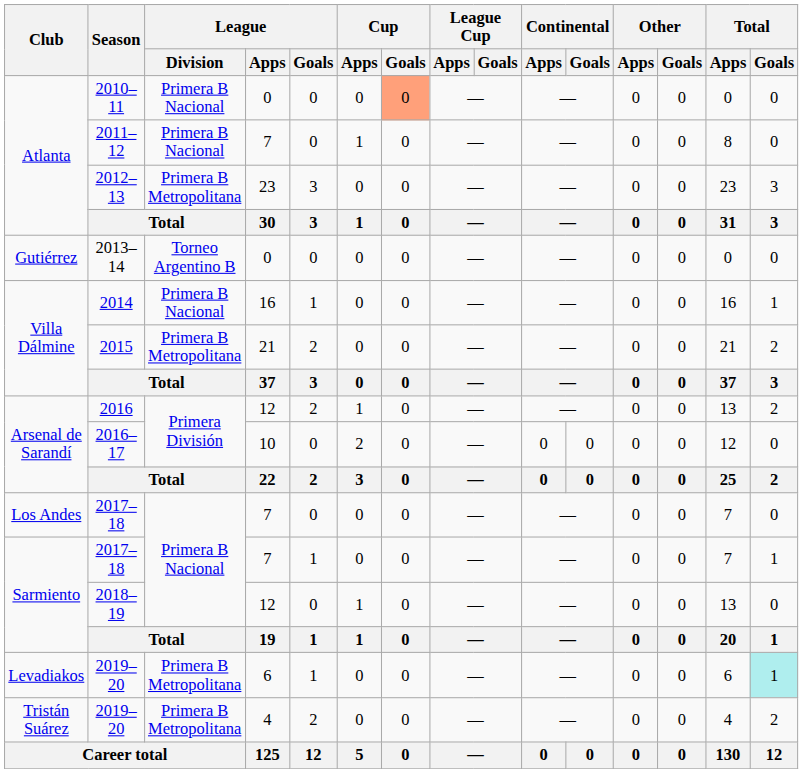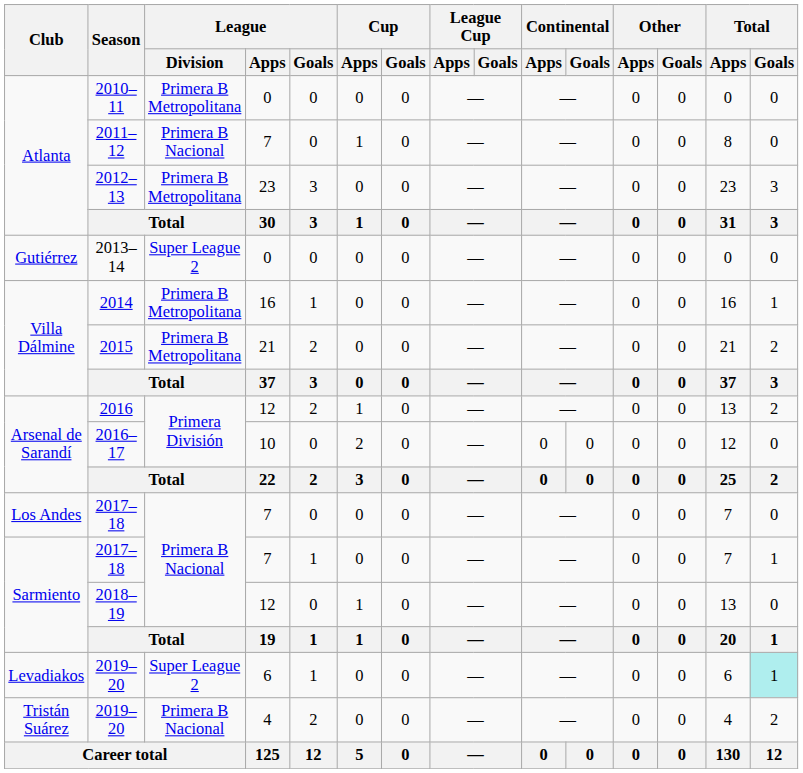(195, 97) Primera B Nacional -> (195, 97) Primera B Metropolitana
(405, 97) lightsalmon background -> (405, 97) no background
(195, 257) Torneo Argentino B -> (195, 257) Super League 2
(195, 302) Primera B Nacional -> (195, 302) Primera B Metropolitana
(195, 675) Primera B Metropolitana -> (195, 675) Super League 2
(195, 719) Primera B Metropolitana -> (195, 719) Primera B Nacional
